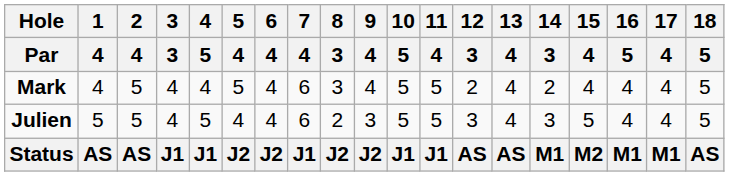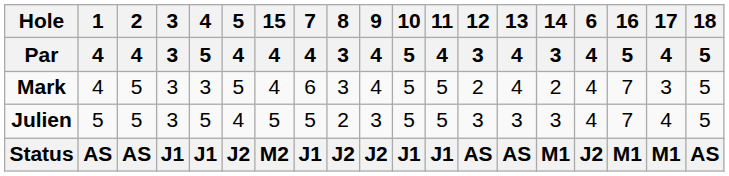columns swapped: (271, 54) <-> (588, 54)
(172, 87) 4 -> (172, 87) 3
(205, 87) 4 -> (205, 87) 3
(627, 87) 4 -> (627, 87) 7
(666, 87) 4 -> (666, 87) 3
(172, 120) 4 -> (172, 120) 3
(304, 120) 6 -> (310, 120) 5
(511, 120) 4 -> (517, 120) 3
(627, 120) 4 -> (627, 120) 7
